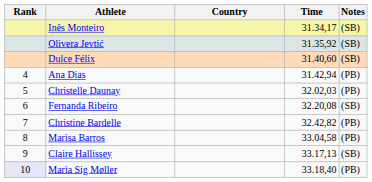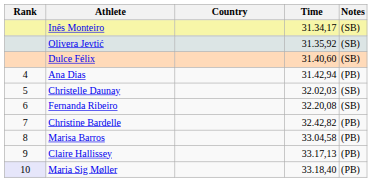(350, 91) (PB) -> (350, 91) (SB)
(350, 153) (SB) -> (350, 153) (PB)
